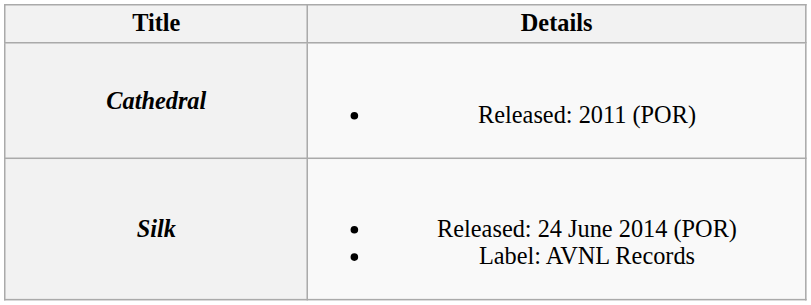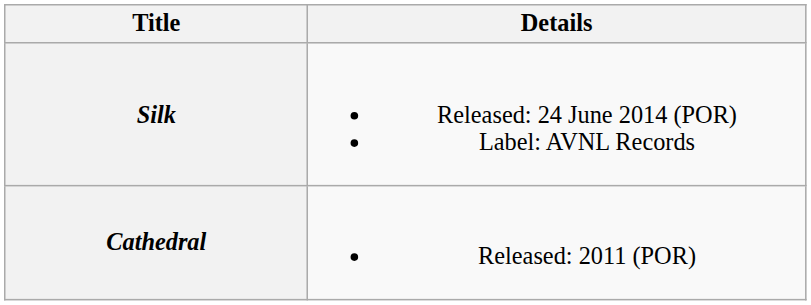rows swapped: (156, 100) <-> (156, 228)
